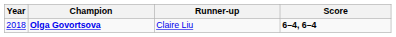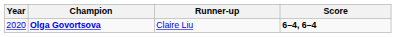(16, 26) 2018 -> (16, 26) 2020
